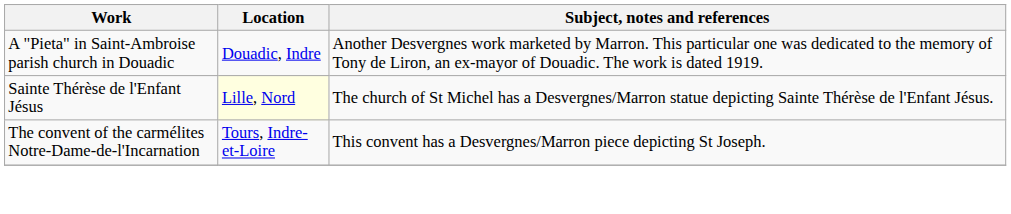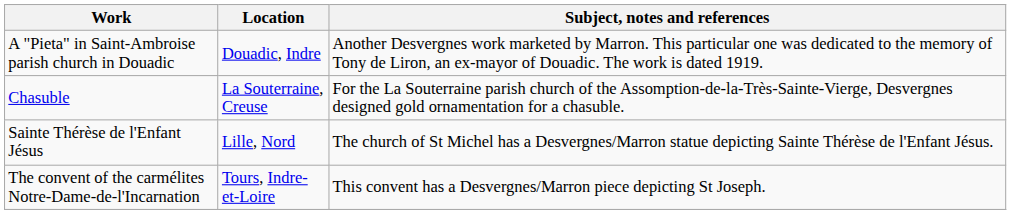+ row: (39, 97)
(259, 97) lightyellow background -> (259, 142) no background
